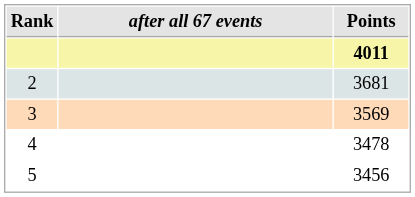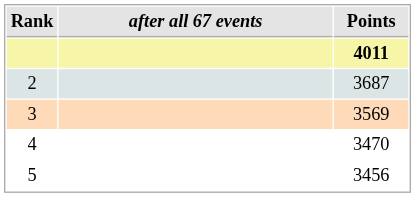(371, 83) 3681 -> (371, 83) 3687
(371, 144) 3478 -> (371, 144) 3470
